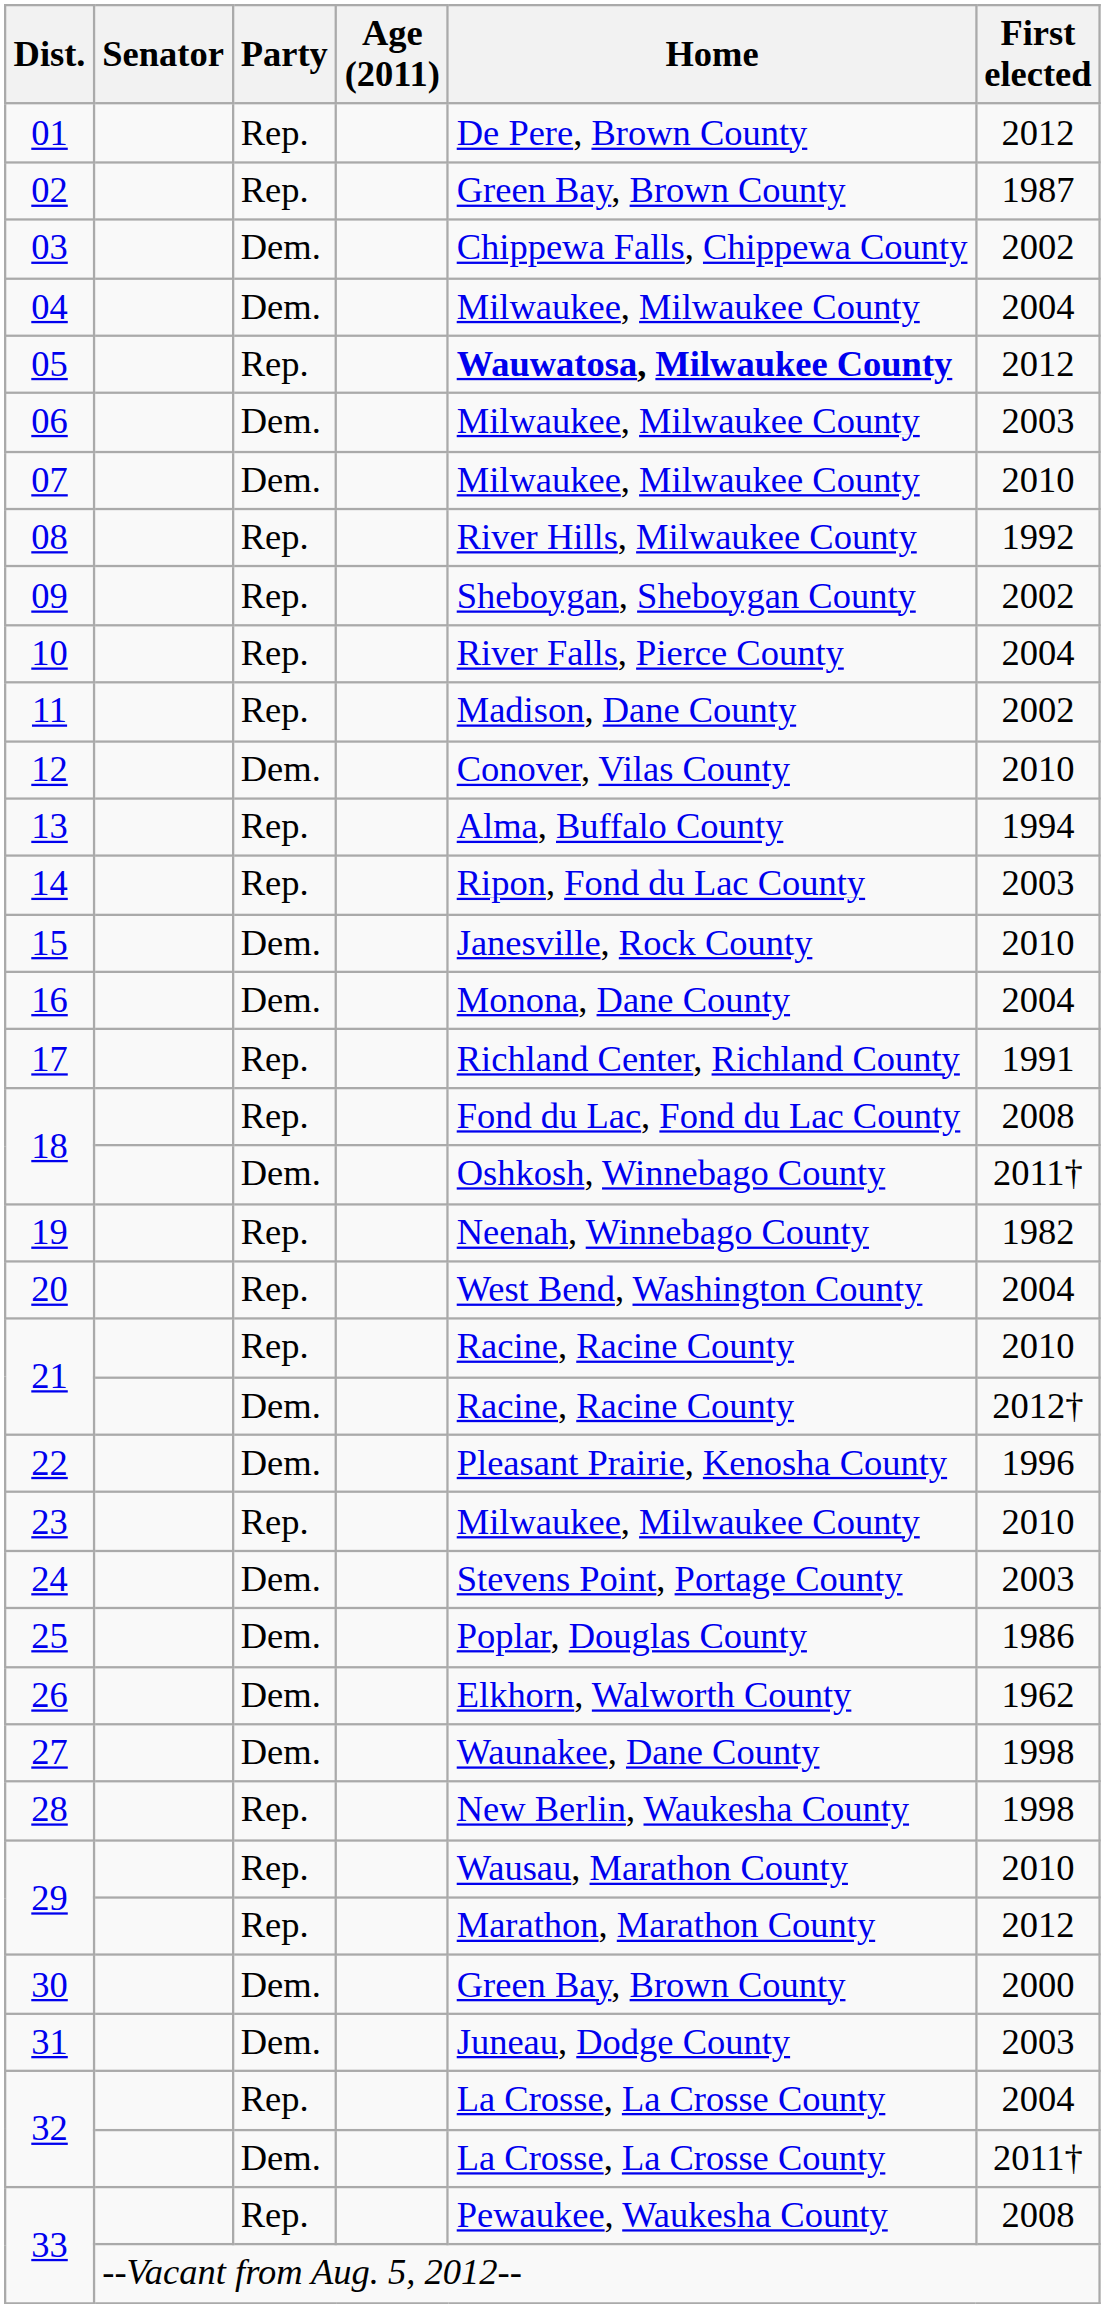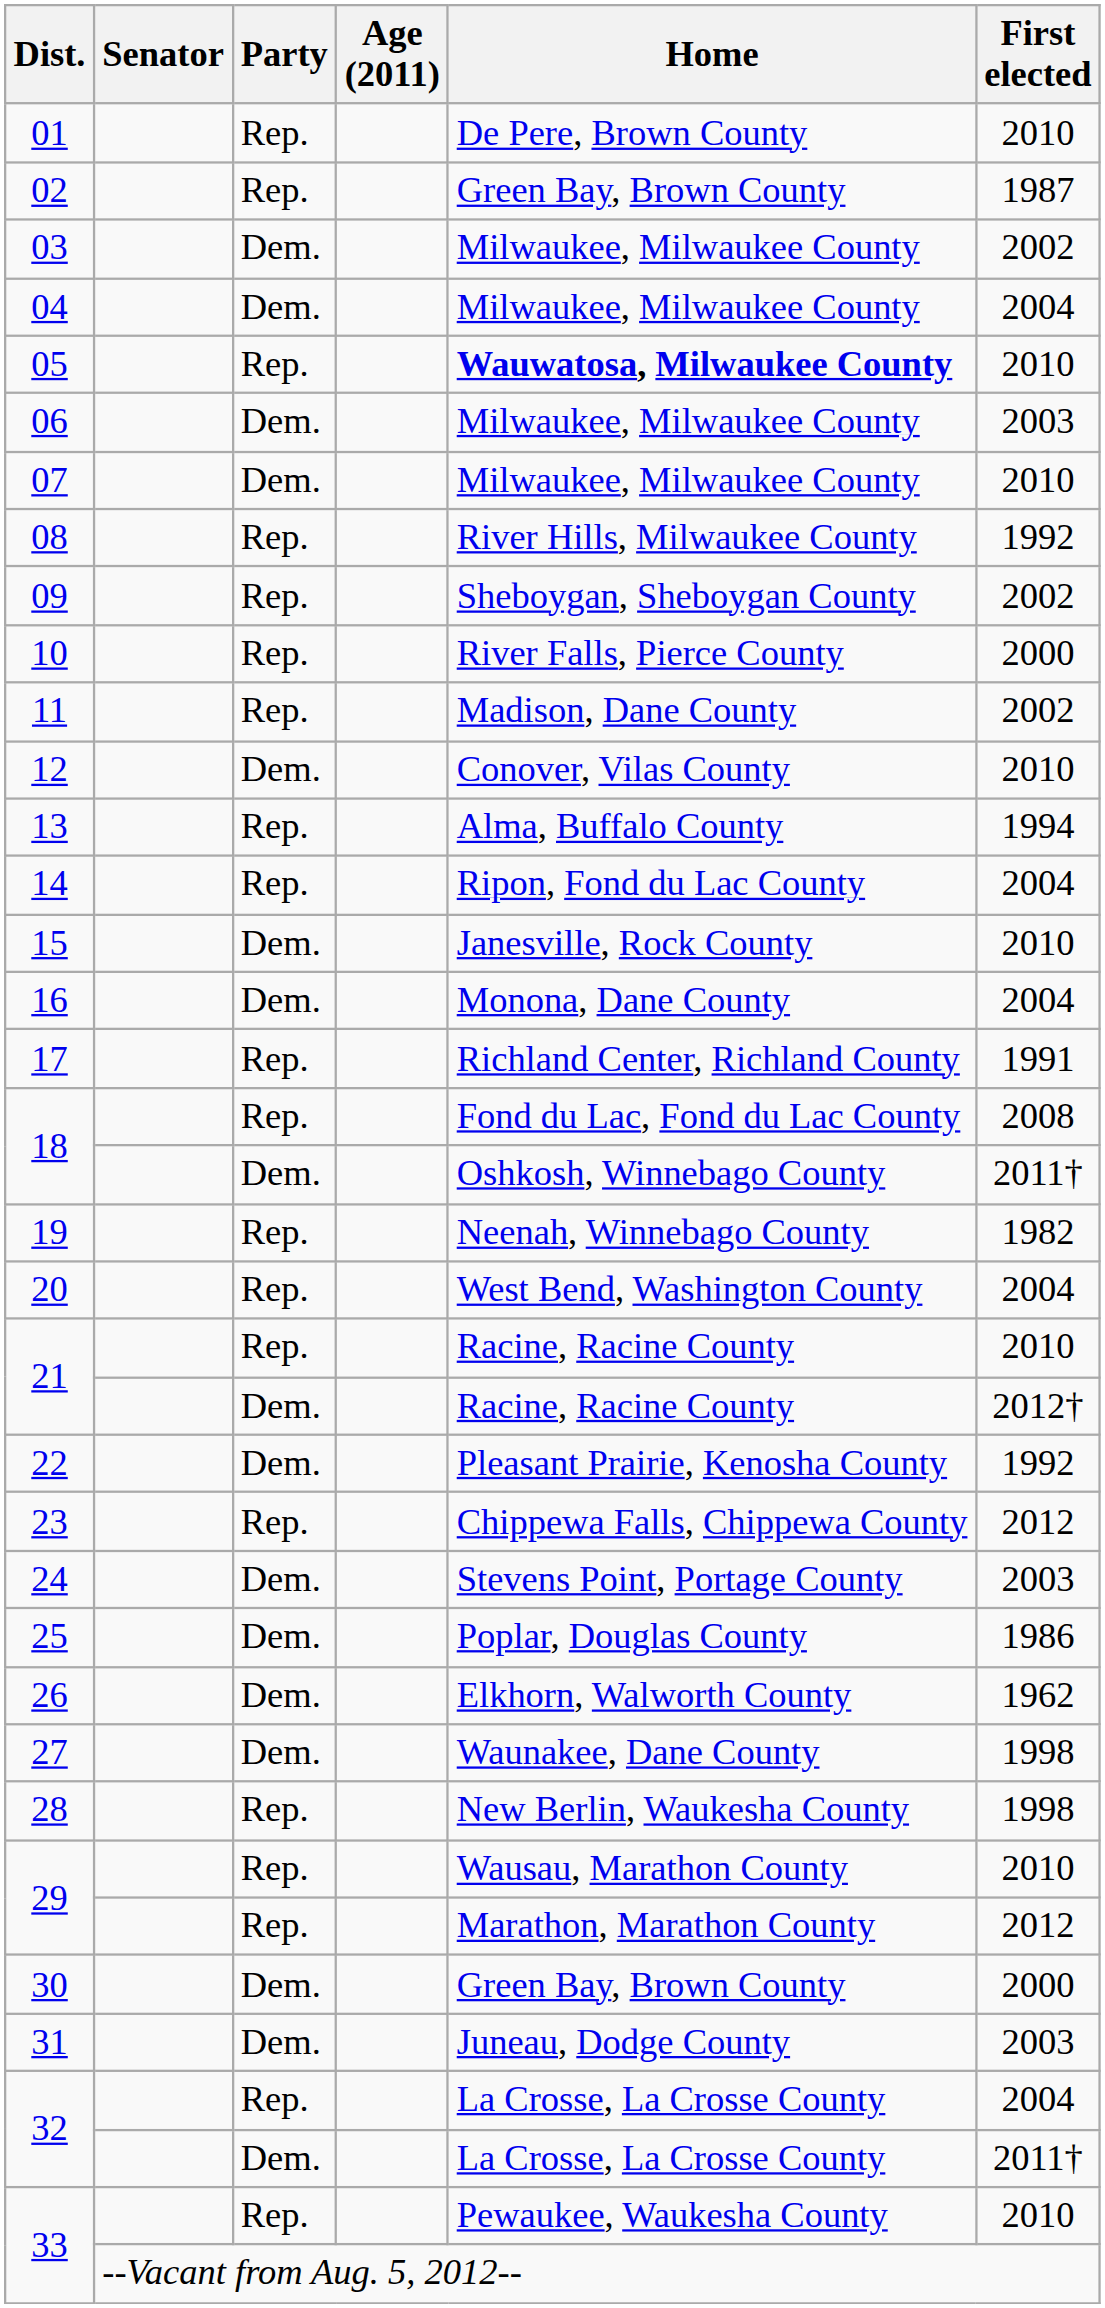(1038, 132) 2012 -> (1038, 132) 2010
(712, 248) Chippewa Falls, Chippewa County -> (688, 248) Milwaukee, Milwaukee County
(1038, 363) 2012 -> (1038, 363) 2010
(1038, 653) 2004 -> (1038, 653) 2000
(1038, 884) 2003 -> (1038, 884) 2004
(1038, 1462) 1996 -> (1038, 1462) 1992
(688, 1520) Milwaukee, Milwaukee County -> (712, 1520) Chippewa Falls, Chippewa County
(1038, 1520) 2010 -> (1038, 1520) 2012
(1038, 2215) 2008 -> (1038, 2215) 2010
